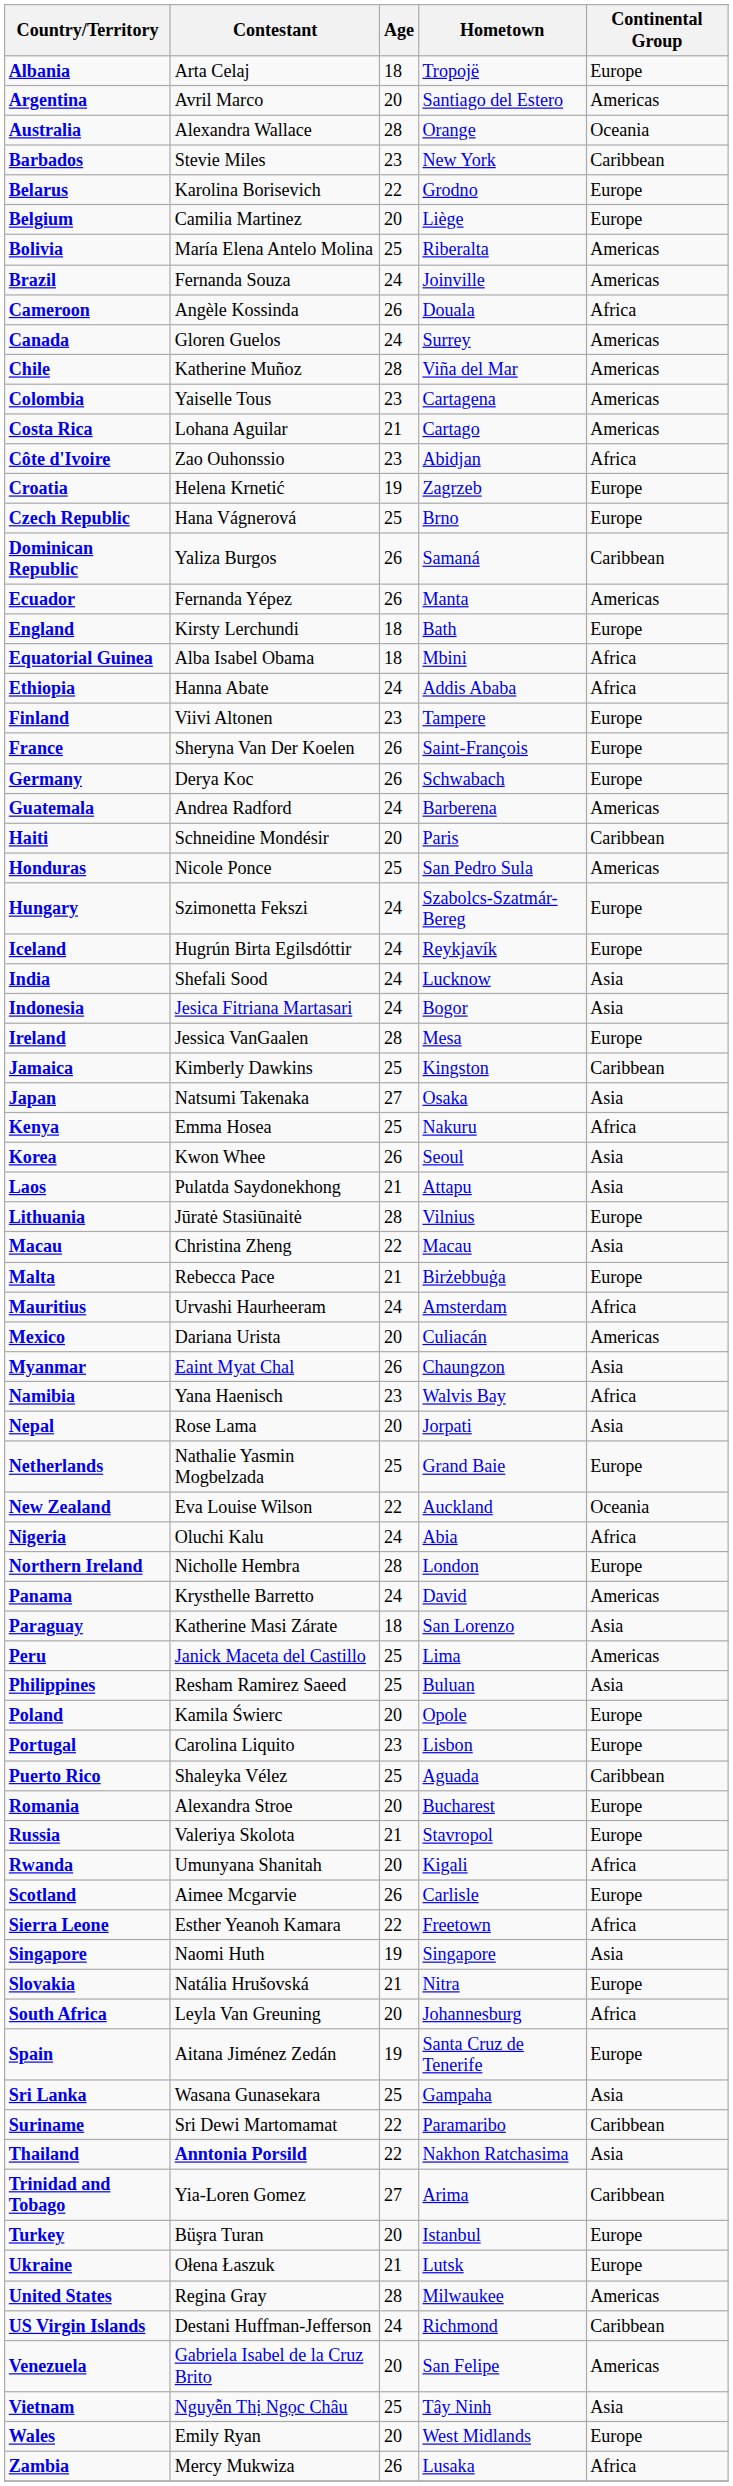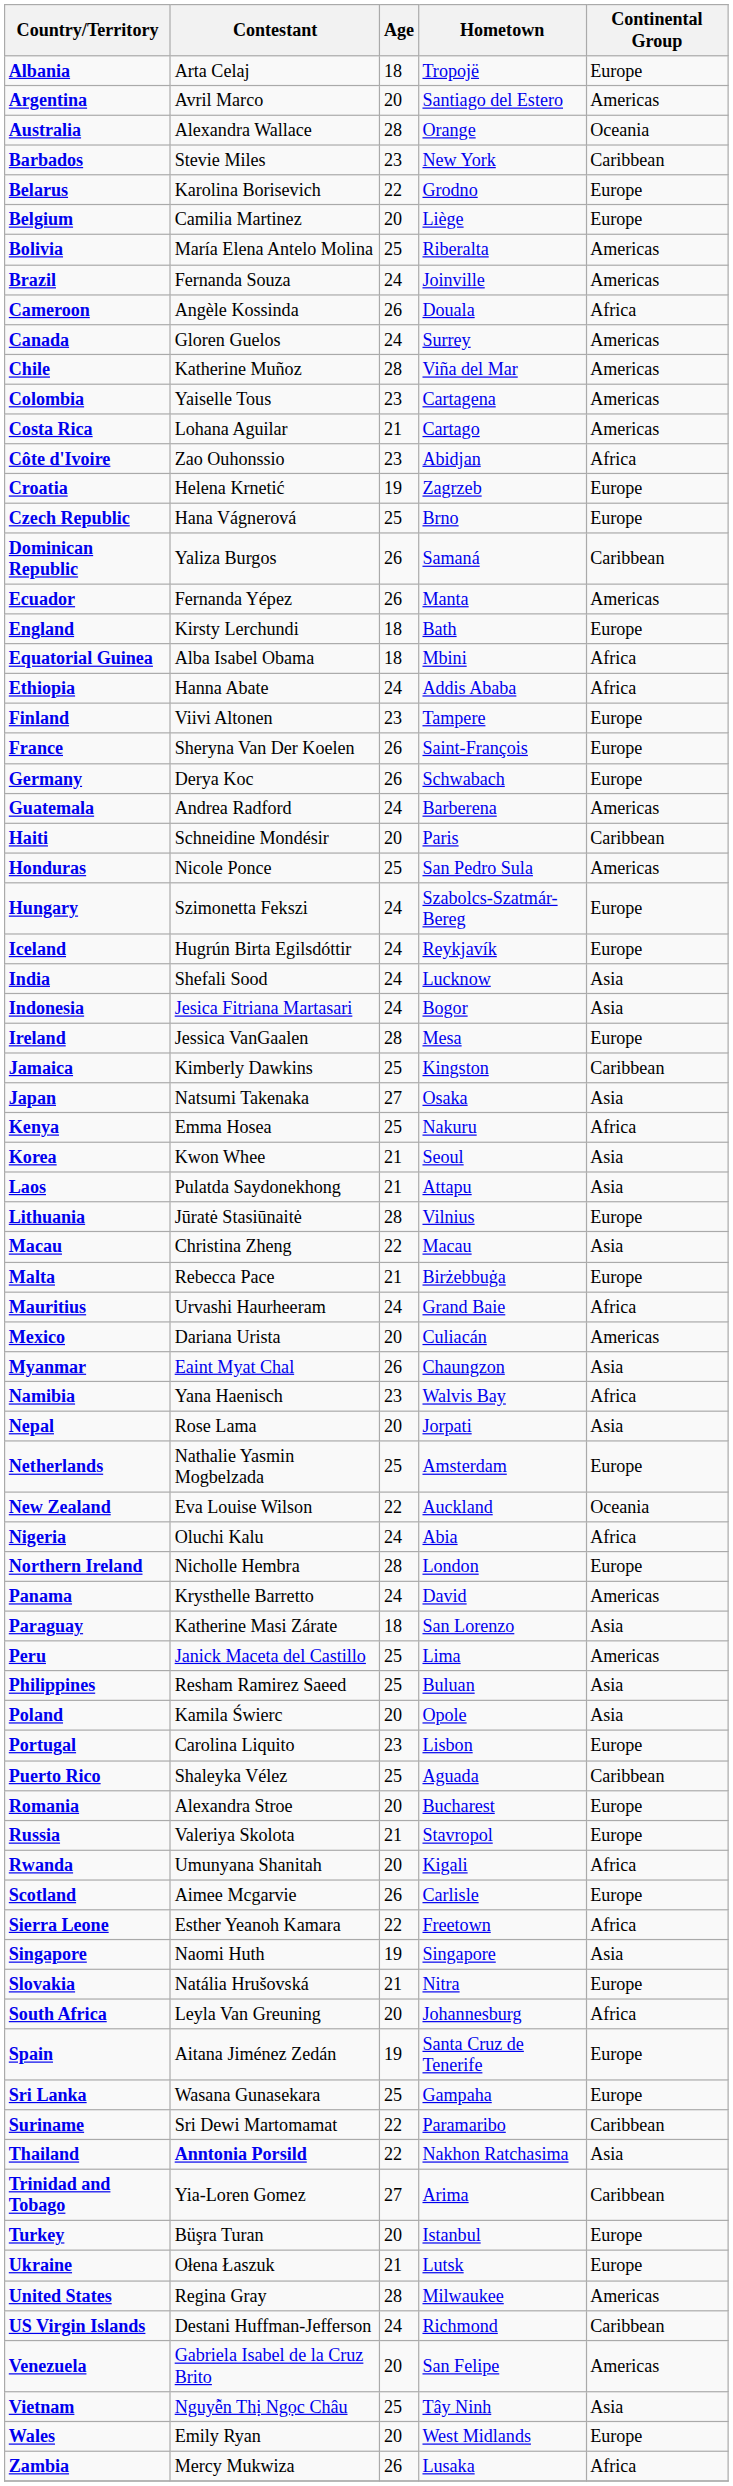(393, 1157) 26 -> (393, 1157) 21
(465, 1306) Amsterdam -> (464, 1306) Grand Baie
(464, 1466) Grand Baie -> (465, 1466) Amsterdam
(616, 1715) Europe -> (607, 1715) Asia
(607, 2095) Asia -> (616, 2095) Europe
